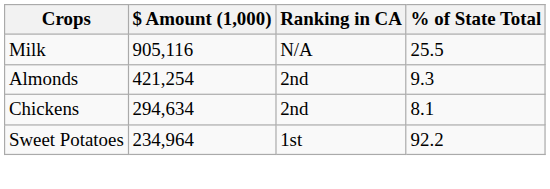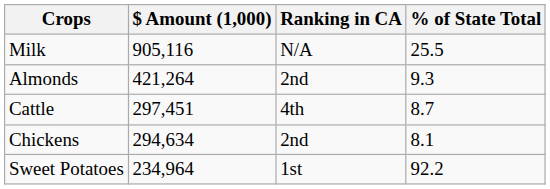(163, 79) 421,254 -> (163, 79) 421,264
+ row: (31, 109)
